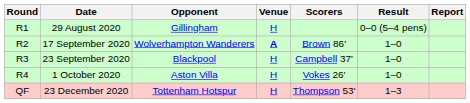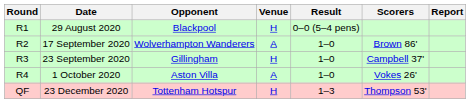columns swapped: (393, 12) <-> (324, 12)
(194, 28) Gillingham -> (194, 28) Blackpool
(274, 43) bold -> (274, 43) normal
(194, 59) Blackpool -> (194, 59) Gillingham
(274, 75) H -> (274, 75) A
